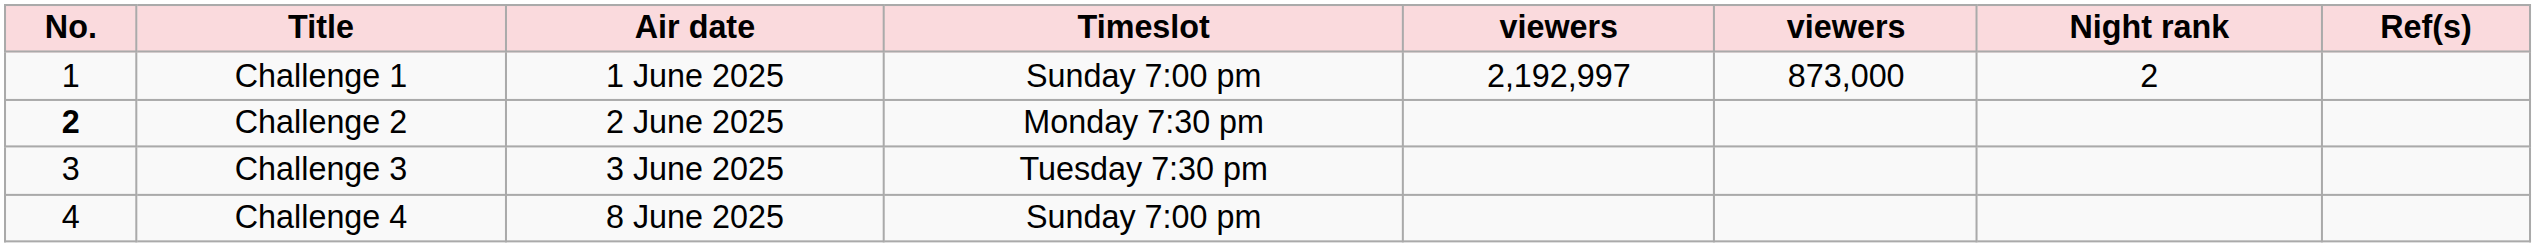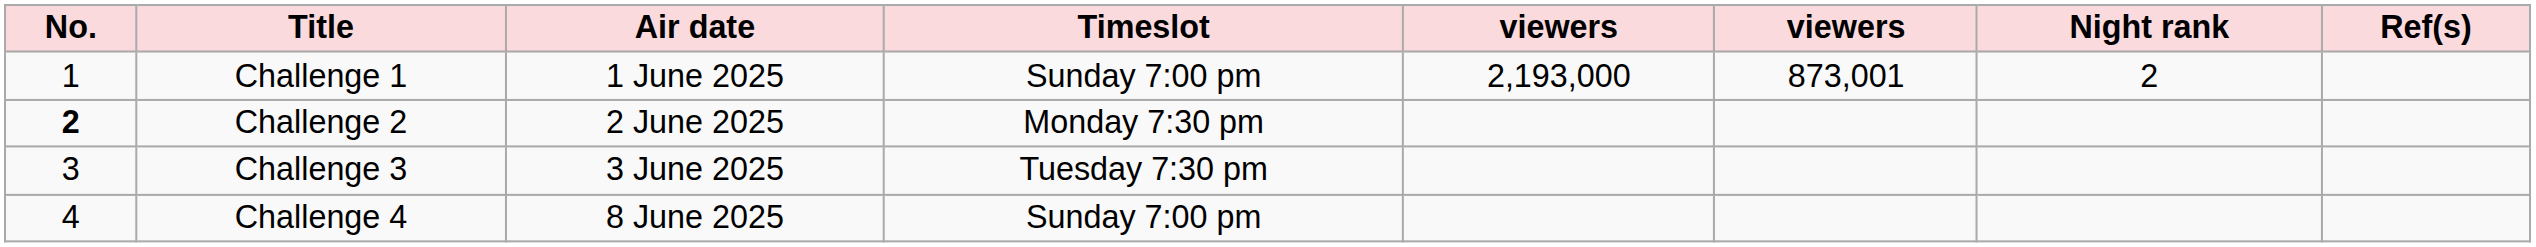(1559, 75) 2,192,997 -> (1559, 75) 2,193,000
(1846, 75) 873,000 -> (1846, 75) 873,001
